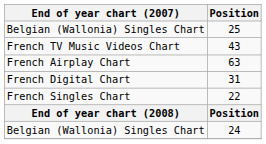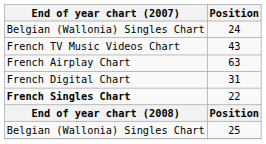rows swapped: (234, 130) <-> (234, 30)
(69, 96) normal -> (69, 96) bold
